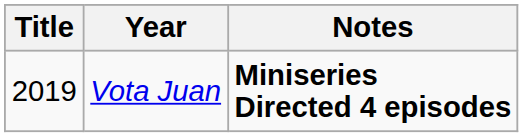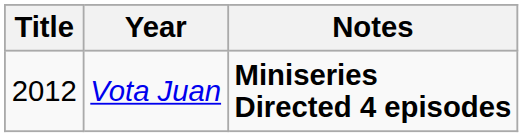(44, 90) 2019 -> (44, 90) 2012
